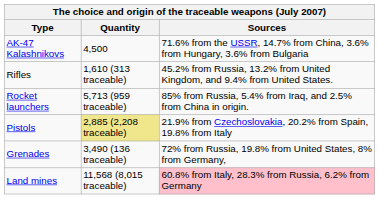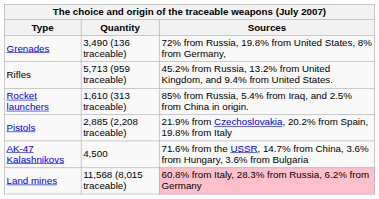rows swapped: (35, 48) <-> (28, 154)
(106, 75) 1,610 (313 traceable) -> (106, 75) 5,713 (959 traceable)
(106, 101) 5,713 (959 traceable) -> (106, 101) 1,610 (313 traceable)
(111, 128) khaki background -> (111, 128) no background
